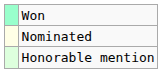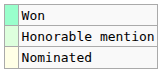rows swapped: (88, 57) <-> (57, 36)
